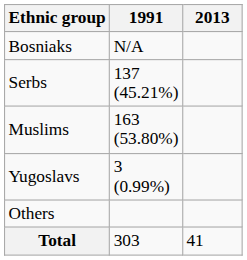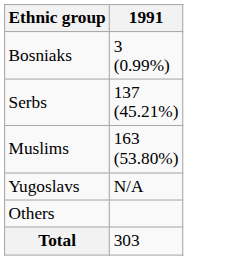- column: (212, 18)
(129, 45) N/A -> (142, 55) 3 (0.99%)
(142, 176) 3 (0.99%) -> (129, 186) N/A
